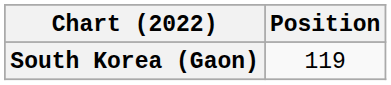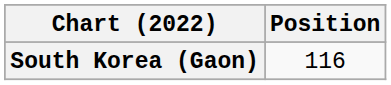(325, 61) 119 -> (325, 61) 116
